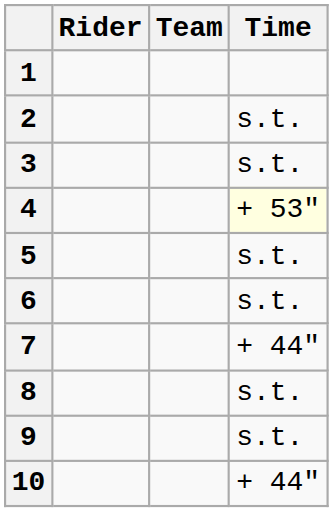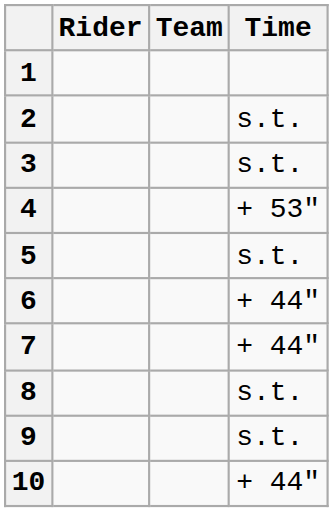(278, 210) lightyellow background -> (278, 210) no background
(270, 301) s.t. -> (278, 301) + 44"
